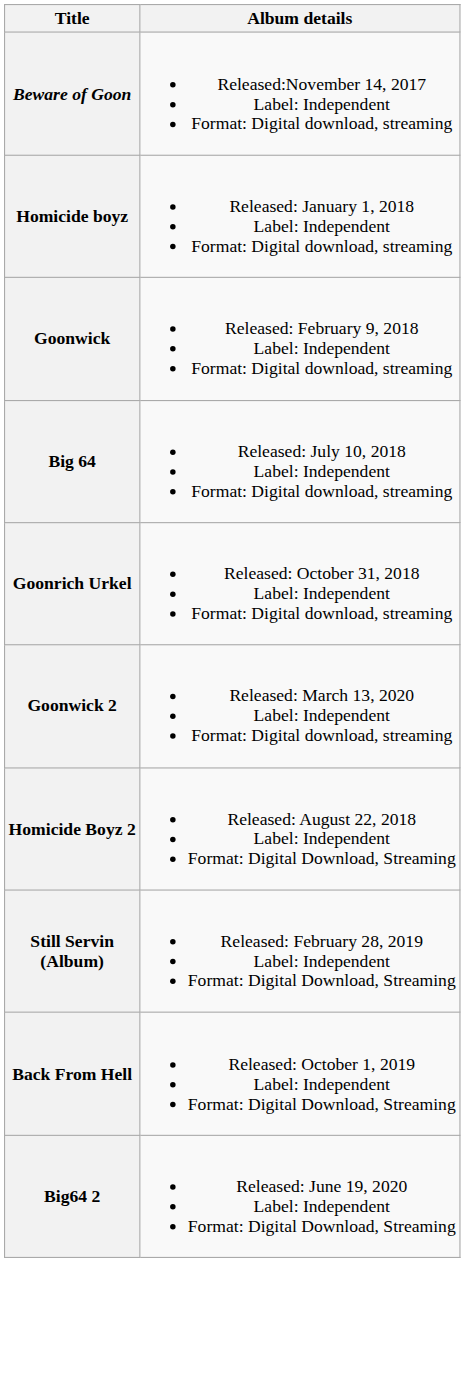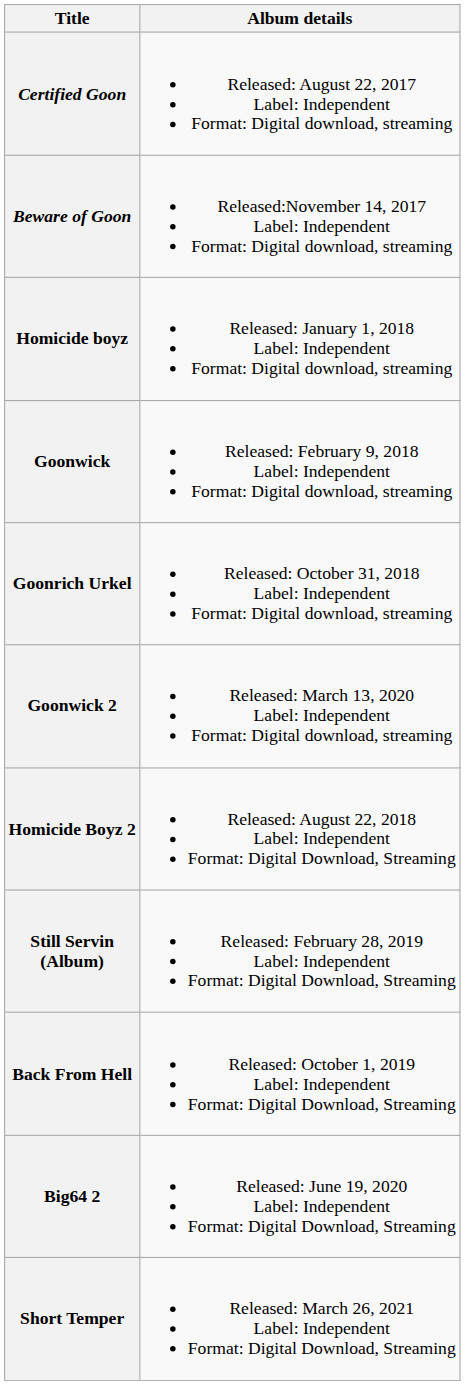+ row: (72, 93)
- row: (72, 461)
+ row: (72, 1318)
